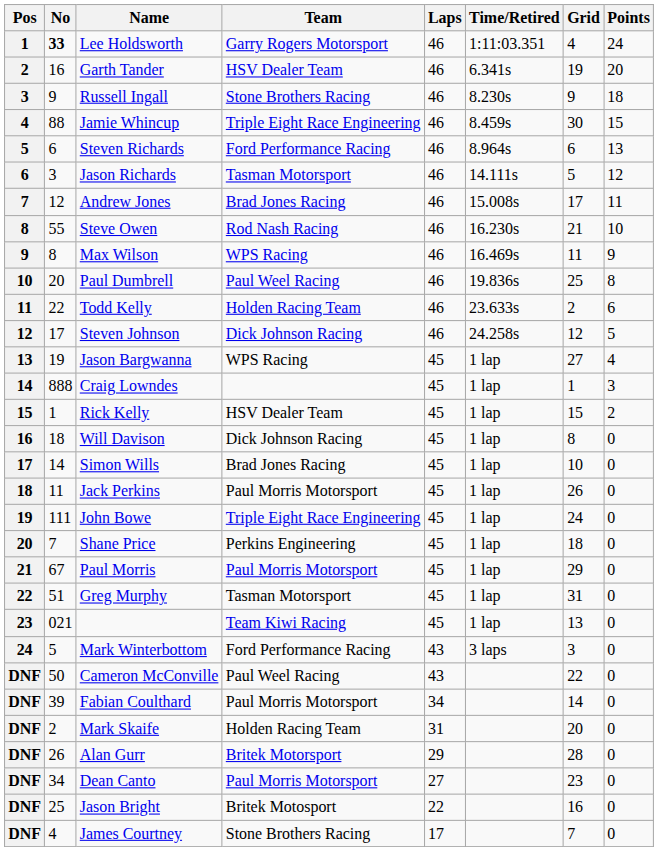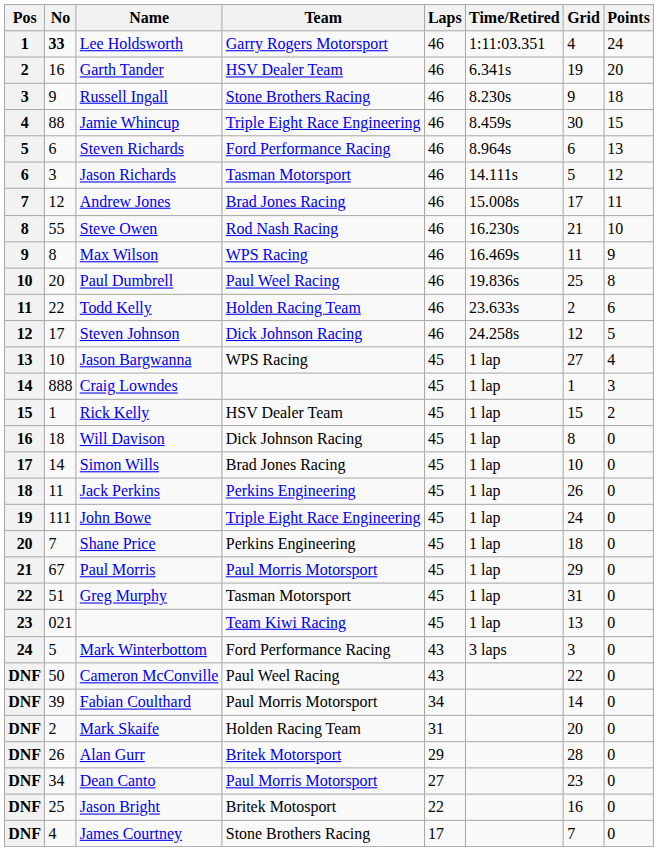(56, 359) 19 -> (56, 359) 10
(302, 491) Paul Morris Motorsport -> (291, 491) Perkins Engineering
